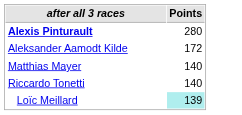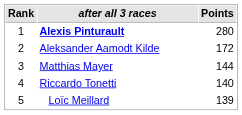+ column: (21, 14)
(193, 66) 140 -> (225, 66) 144
(193, 100) paleturquoise background -> (225, 100) no background
